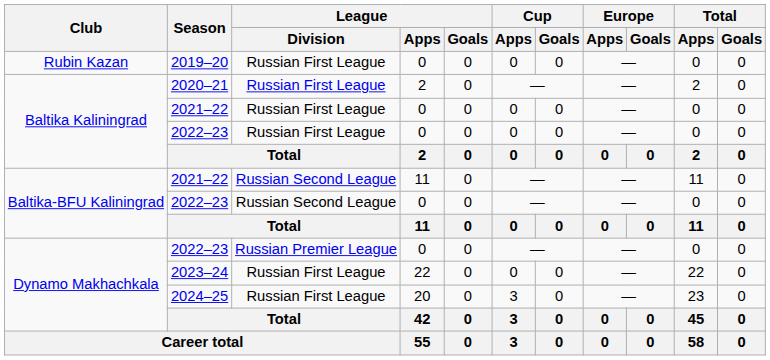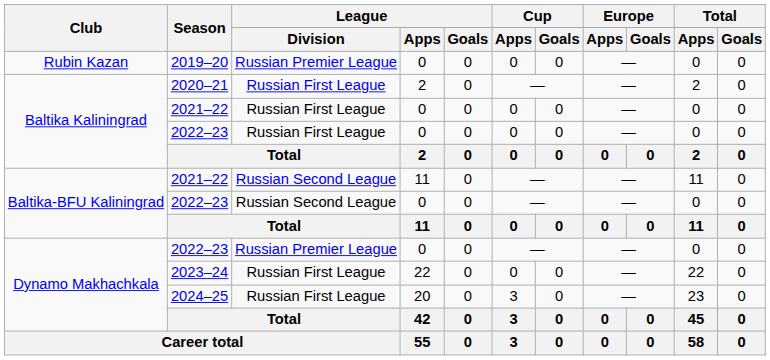(316, 62) Russian First League -> (316, 62) Russian Premier League
